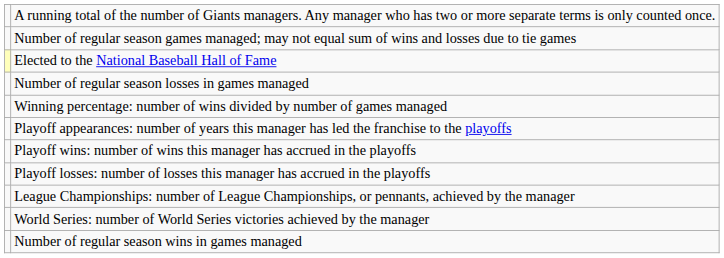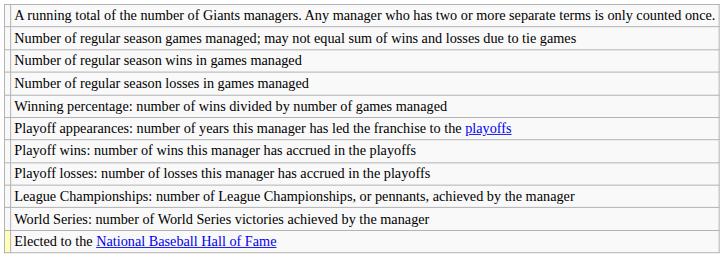rows swapped: (158, 241) <-> (145, 60)
